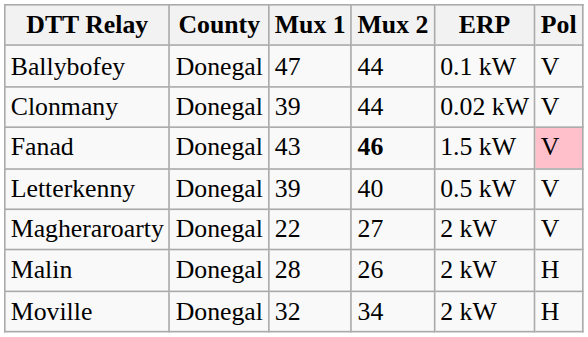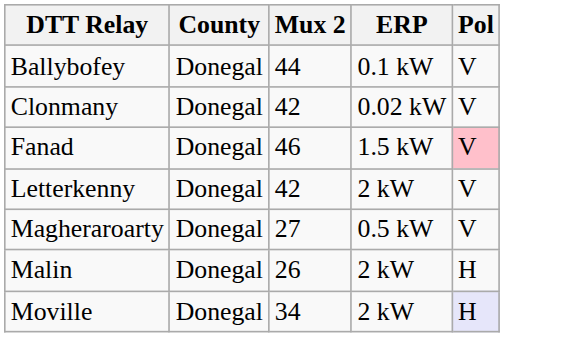- column: (310, 24)
(370, 106) 44 -> (288, 106) 42
(370, 147) bold -> (288, 147) normal
(370, 188) 40 -> (288, 188) 42
(478, 188) 0.5 kW -> (386, 188) 2 kW
(468, 229) 2 kW -> (395, 229) 0.5 kW
(550, 310) no background -> (467, 310) lavender background
